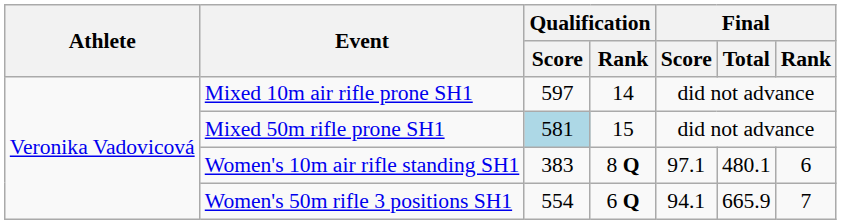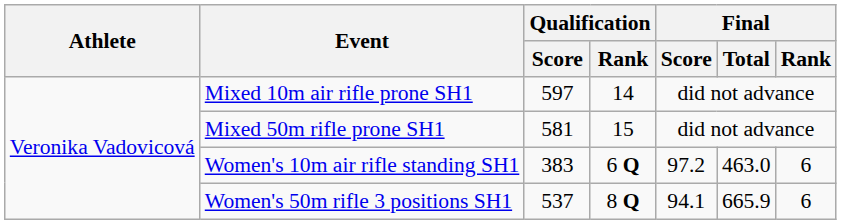(557, 129) lightblue background -> (557, 129) no background
(623, 165) 8 Q -> (623, 165) 6 Q
(686, 165) 97.1 -> (686, 165) 97.2
(746, 165) 480.1 -> (746, 165) 463.0
(557, 200) 554 -> (557, 200) 537
(623, 200) 6 Q -> (623, 200) 8 Q
(806, 200) 7 -> (806, 200) 6
